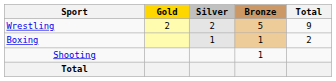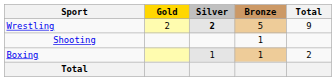(212, 26) normal -> (212, 26) bold
rows swapped: (22, 40) <-> (74, 55)
